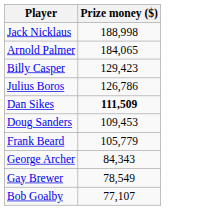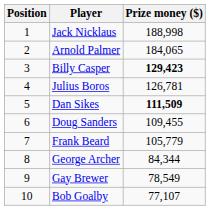+ column: (27, 13)
(119, 68) normal -> (164, 68) bold
(119, 86) 126,786 -> (164, 86) 126,781
(119, 123) 109,453 -> (164, 123) 109,455
(119, 159) 84,343 -> (164, 159) 84,344
